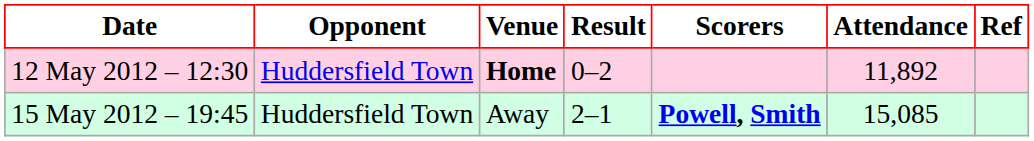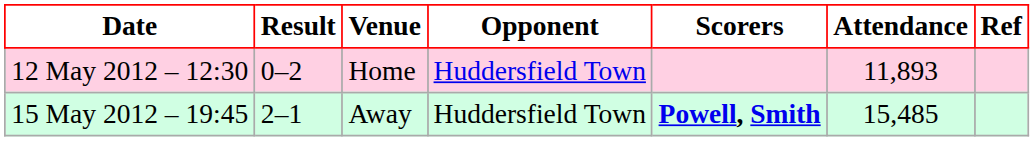columns swapped: (367, 26) <-> (608, 26)
(521, 69) bold -> (382, 69) normal
(901, 69) 11,892 -> (901, 69) 11,893
(901, 113) 15,085 -> (901, 113) 15,485
